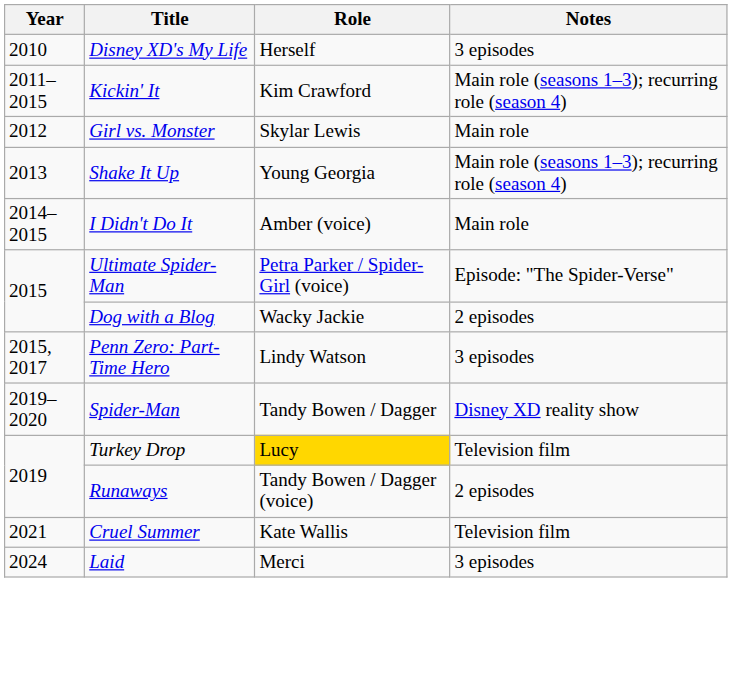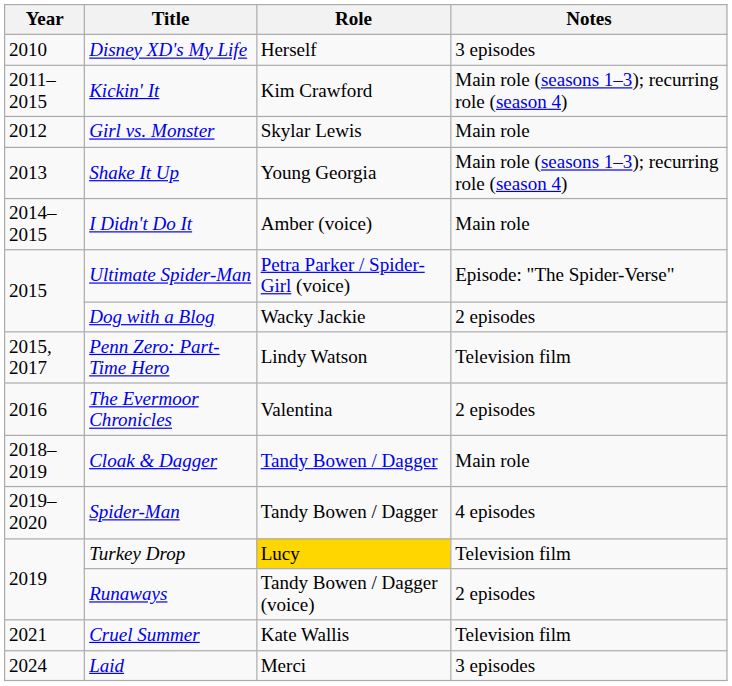(494, 357) 3 episodes -> (513, 357) Television film
+ row: (144, 409)
+ row: (153, 460)
(547, 409) Disney XD reality show -> (495, 512) 4 episodes
